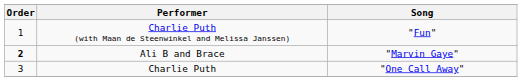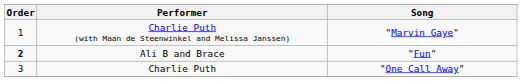(422, 33) "Fun" -> (422, 33) "Marvin Gaye"
(422, 53) "Marvin Gaye" -> (422, 53) "Fun"
